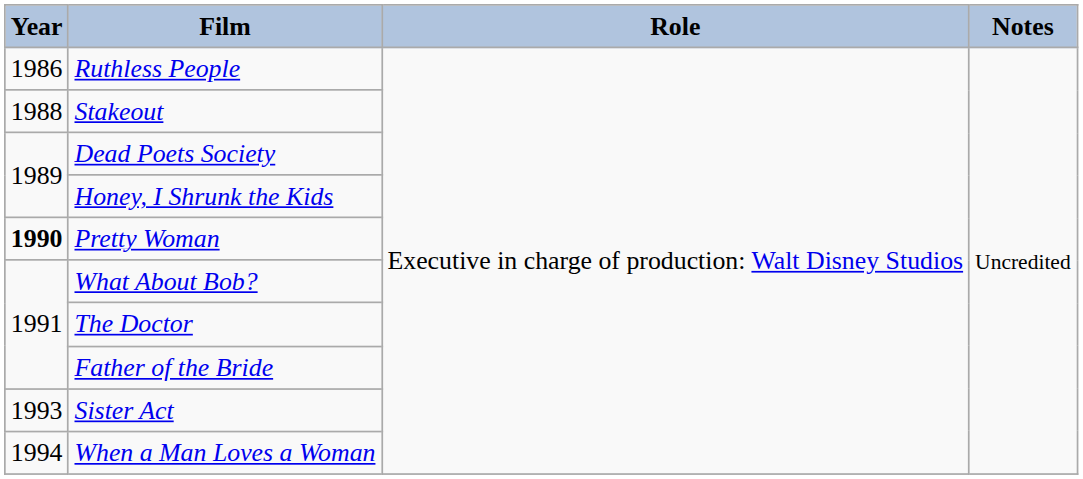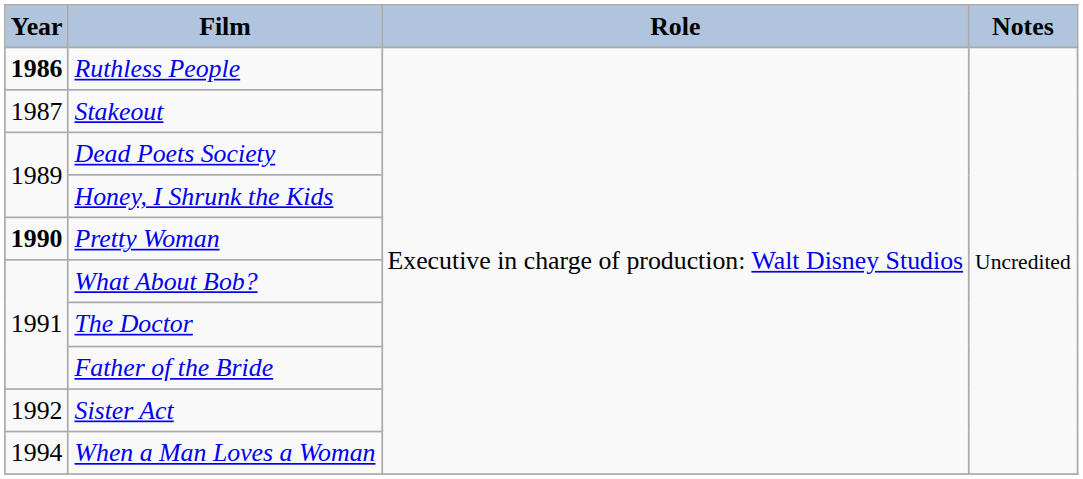(37, 68) normal -> (37, 68) bold
(37, 111) 1988 -> (37, 111) 1987
(37, 409) 1993 -> (37, 409) 1992
